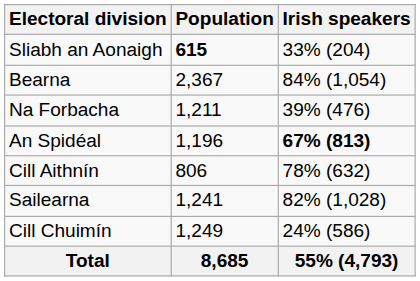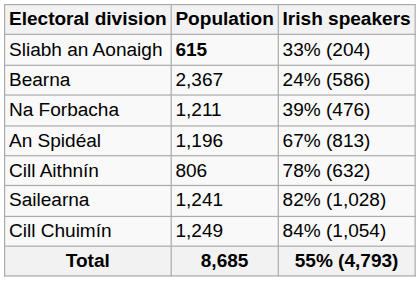(334, 79) 84% (1,054) -> (326, 79) 24% (586)
(326, 140) bold -> (326, 140) normal
(326, 230) 24% (586) -> (334, 230) 84% (1,054)
